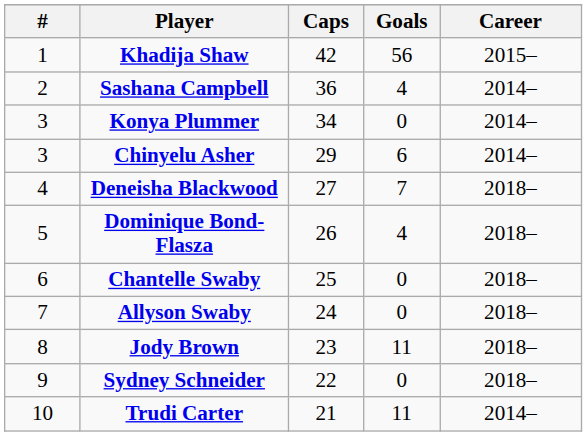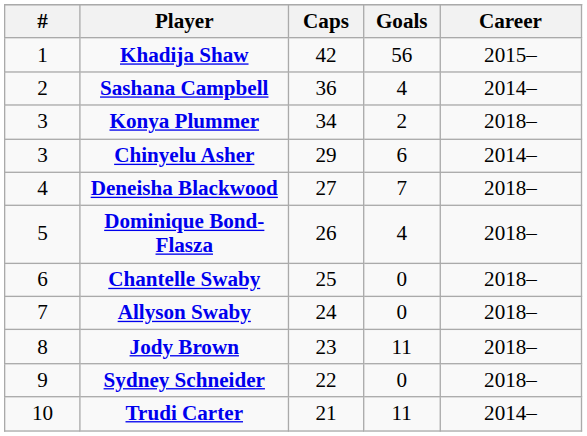(402, 121) 0 -> (402, 121) 2
(510, 121) 2014– -> (510, 121) 2018–
